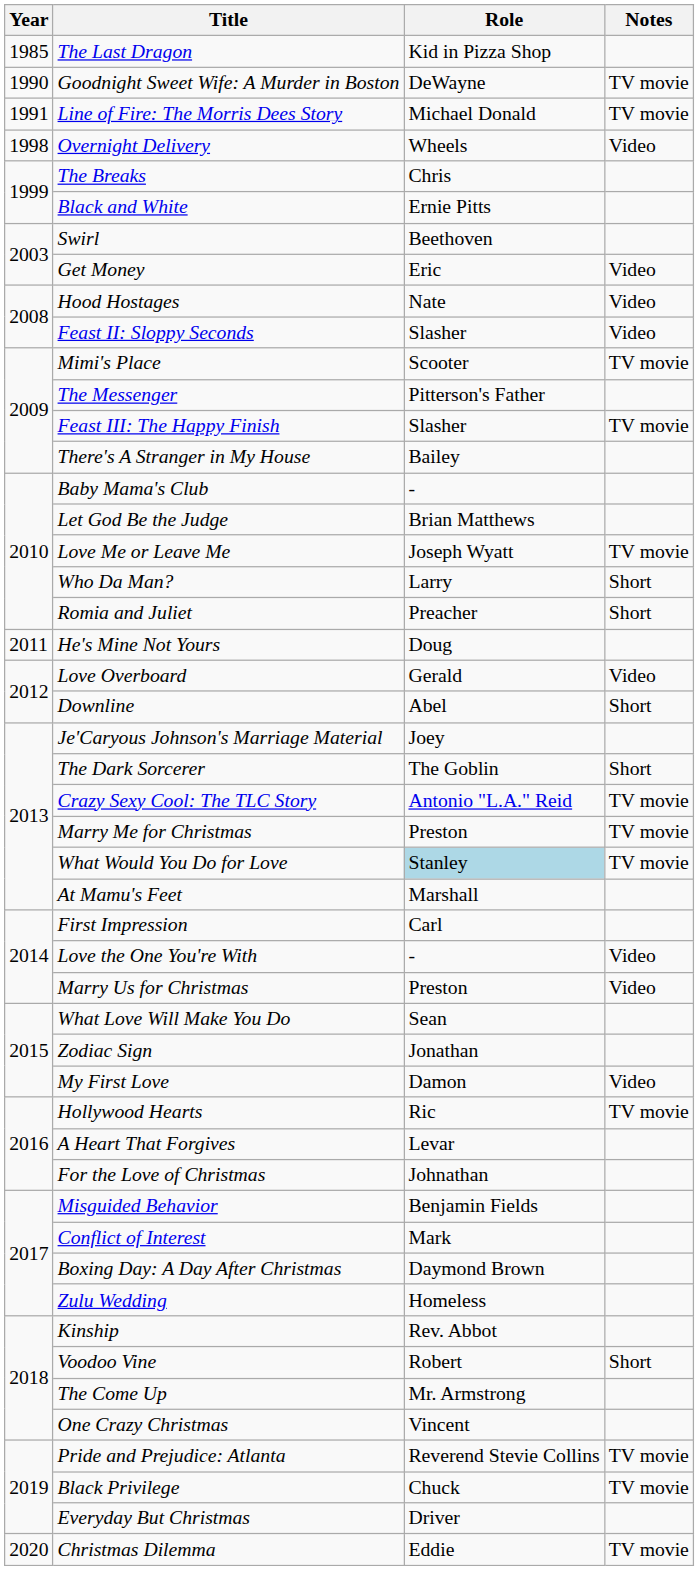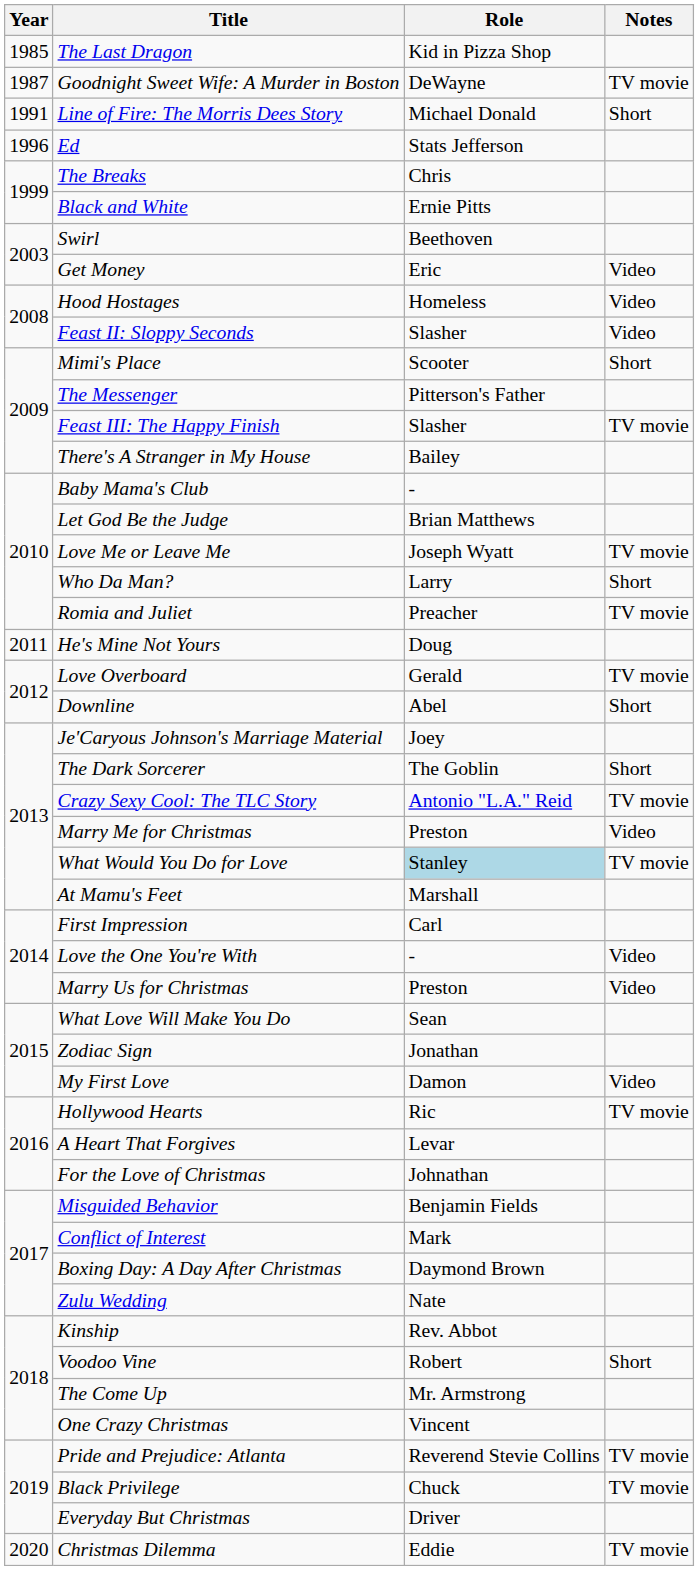(29, 82) 1990 -> (29, 82) 1987
(649, 113) TV movie -> (630, 113) Short
+ row: (69, 144)
- row: (134, 144)
(427, 301) Nate -> (447, 301) Homeless
(649, 363) TV movie -> (630, 363) Short
(630, 613) Short -> (649, 613) TV movie
(632, 675) Video -> (649, 675) TV movie
(649, 831) TV movie -> (632, 831) Video
(447, 1299) Homeless -> (427, 1299) Nate
